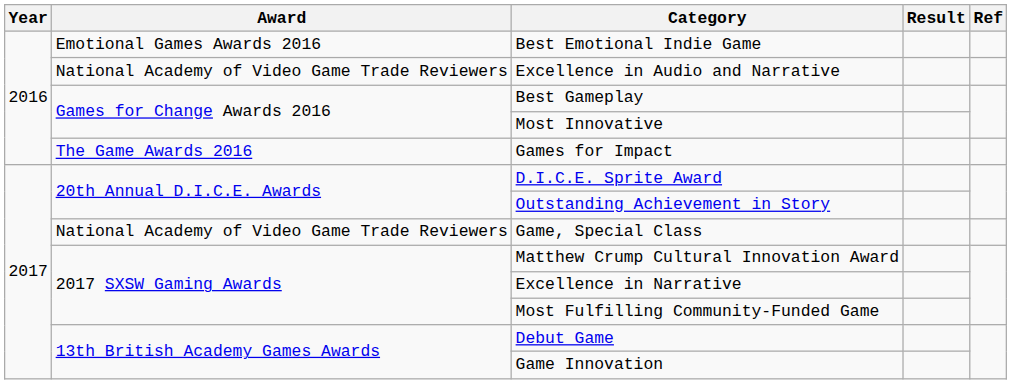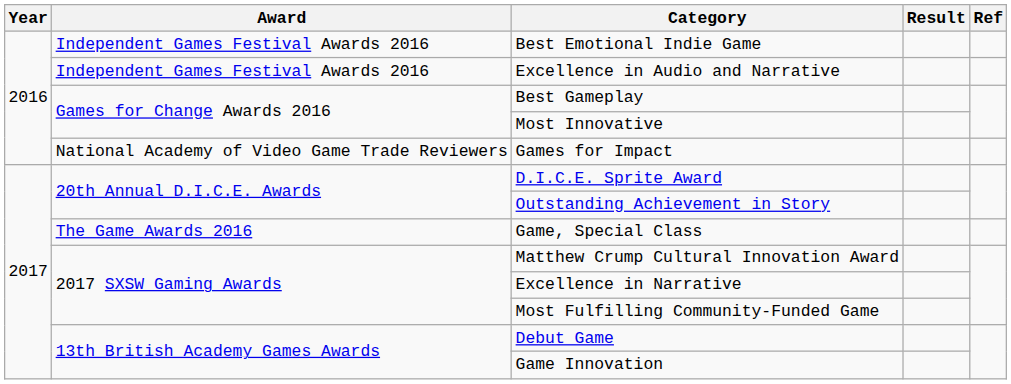(188, 45) Emotional Games Awards 2016 -> (242, 45) Independent Games Festival Awards 2016
(282, 71) National Academy of Video Game Trade Reviewers -> (242, 71) Independent Games Festival Awards 2016
(154, 151) The Game Awards 2016 -> (282, 151) National Academy of Video Game Trade Reviewers
(282, 232) National Academy of Video Game Trade Reviewers -> (154, 232) The Game Awards 2016
